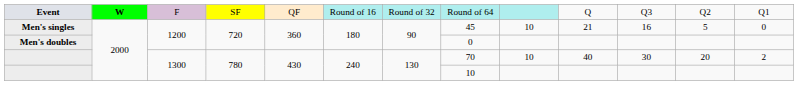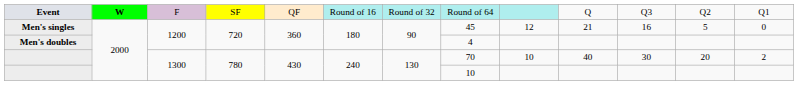(529, 27) 10 -> (529, 27) 12
(470, 42) 0 -> (470, 42) 4
